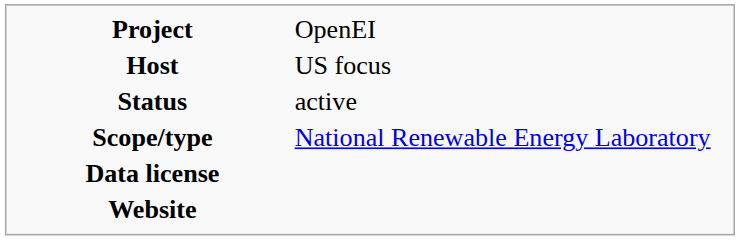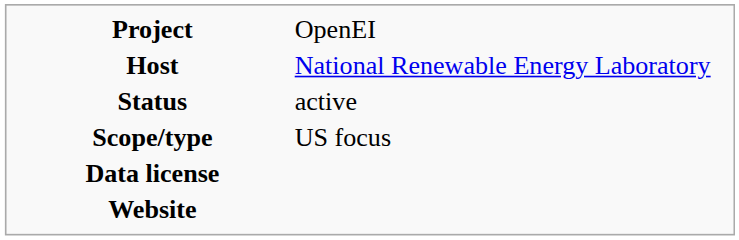(343, 65) US focus -> (503, 65) National Renewable Energy Laboratory
(503, 137) National Renewable Energy Laboratory -> (343, 137) US focus
